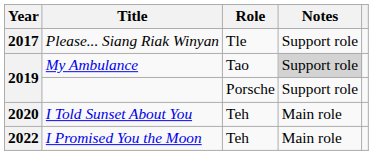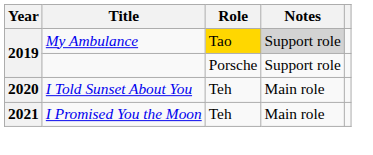- row: (132, 41)
(237, 65) no background -> (220, 41) gold background
(23, 138) 2022 -> (23, 114) 2021
